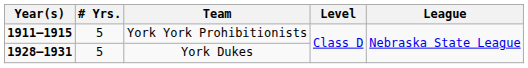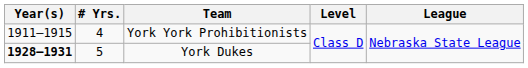(40, 34) bold -> (40, 34) normal
(100, 34) 5 -> (100, 34) 4
